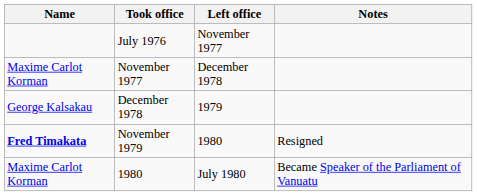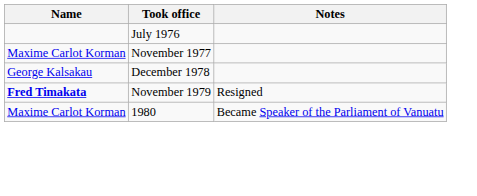- column: (234, 14)
